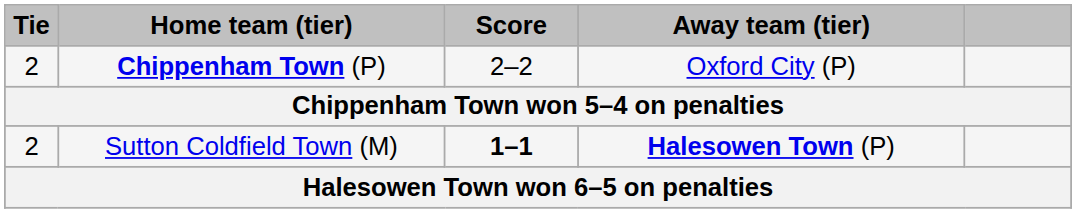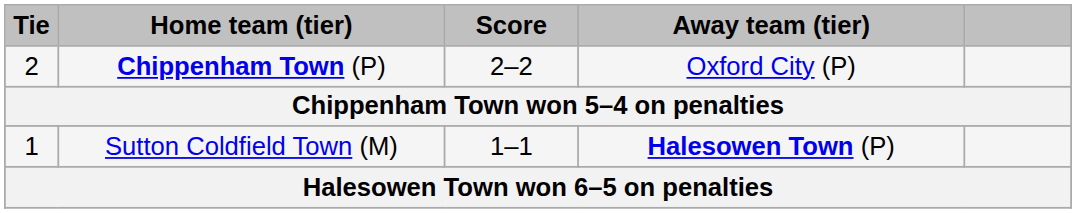(32, 147) 2 -> (32, 147) 1
(511, 147) bold -> (511, 147) normal
